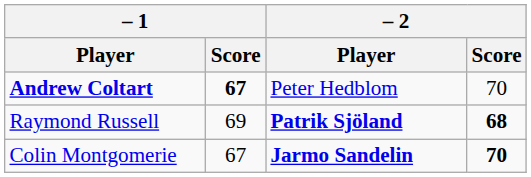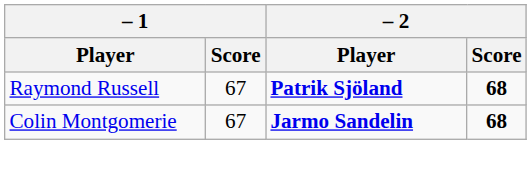- row: (81, 88)
(236, 121) 69 -> (236, 88) 67
(497, 155) 70 -> (497, 121) 68
